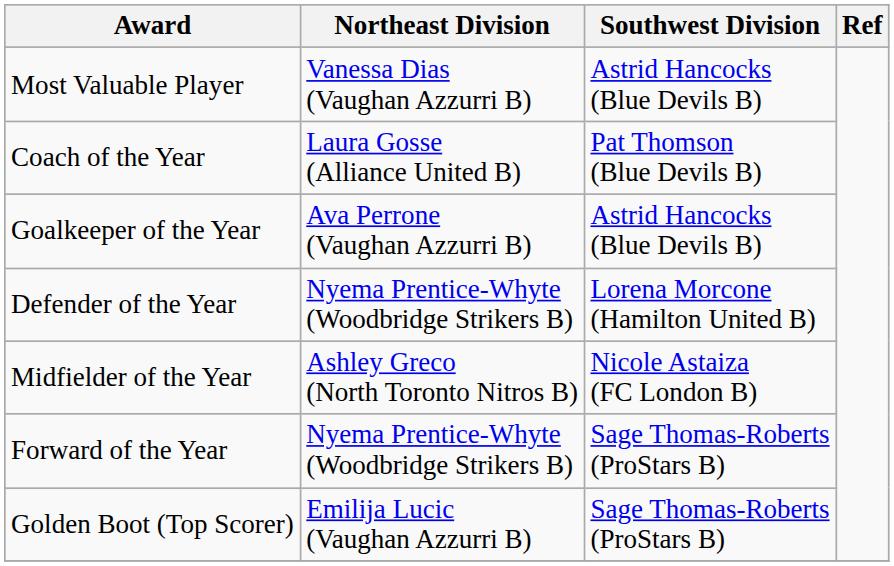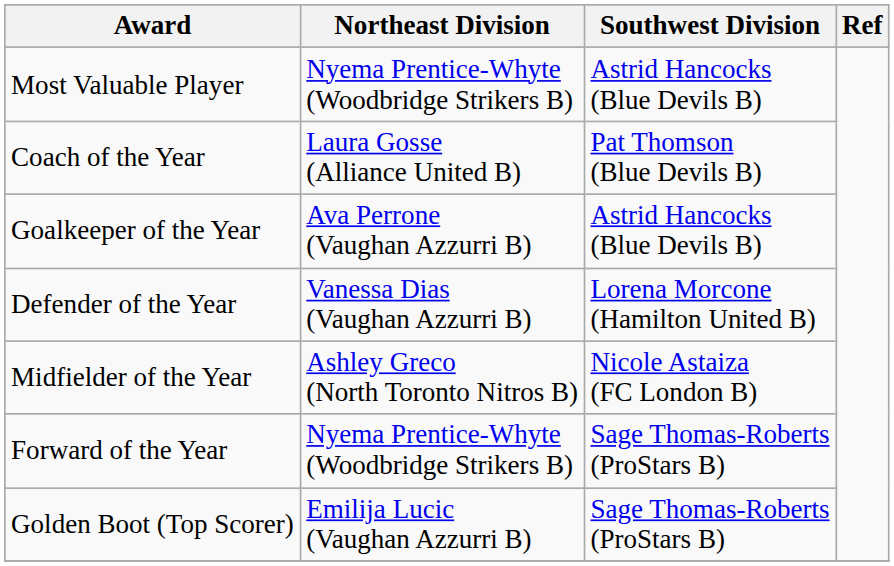(419, 84) Vanessa Dias (Vaughan Azzurri B) -> (440, 84) Nyema Prentice-Whyte (Woodbridge Strikers B)
(440, 303) Nyema Prentice-Whyte (Woodbridge Strikers B) -> (419, 303) Vanessa Dias (Vaughan Azzurri B)
